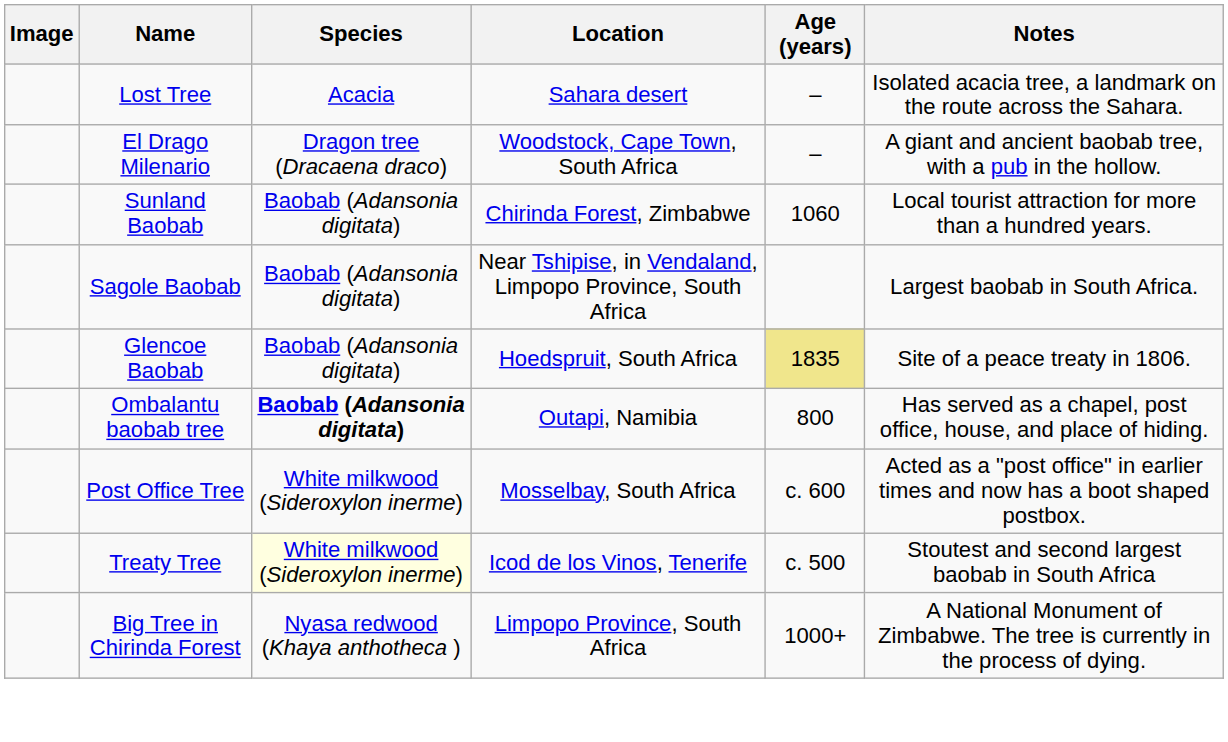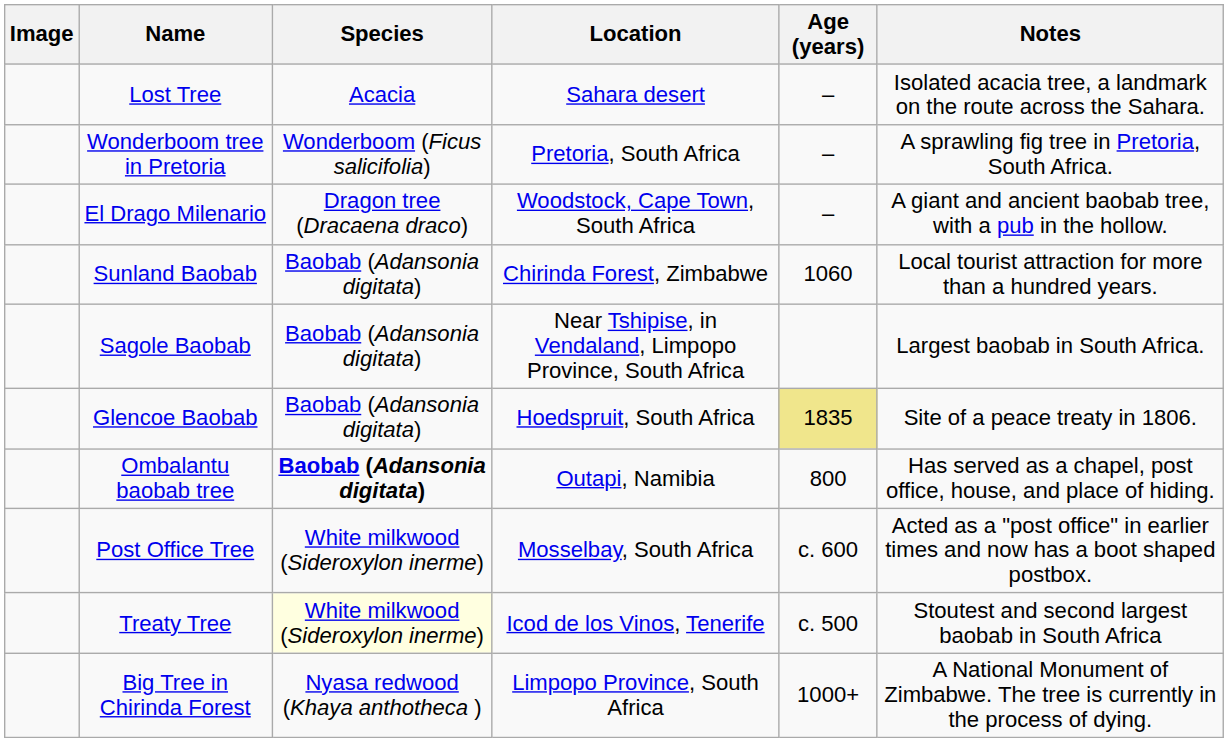+ row: (175, 154)
